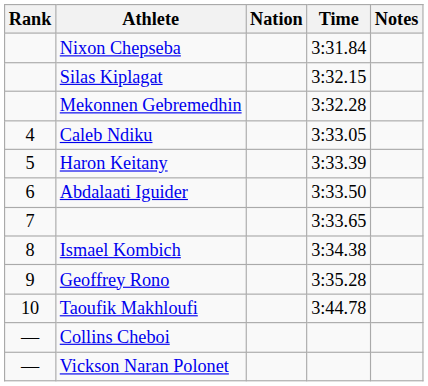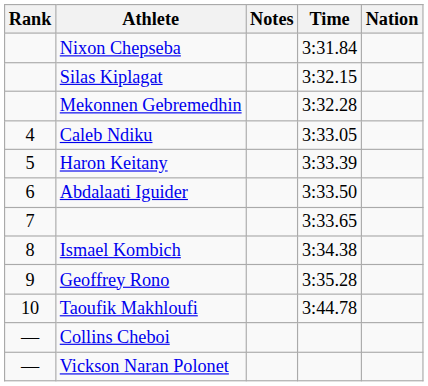columns swapped: (276, 18) <-> (397, 18)
